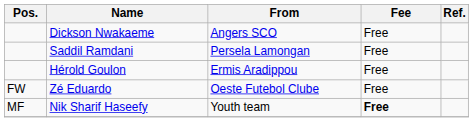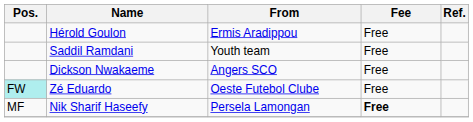rows swapped: (88, 70) <-> (102, 32)
(260, 51) Persela Lamongan -> (240, 51) Youth team
(16, 88) no background -> (16, 88) paleturquoise background
(240, 107) Youth team -> (260, 107) Persela Lamongan
